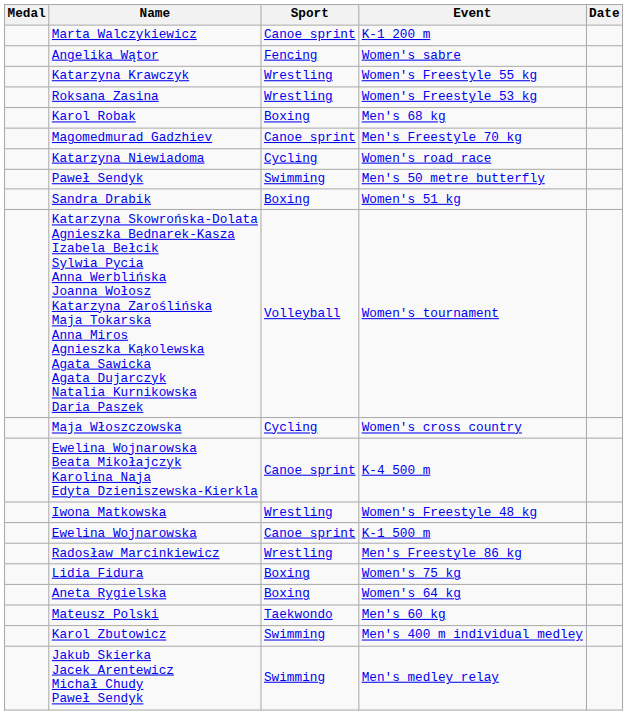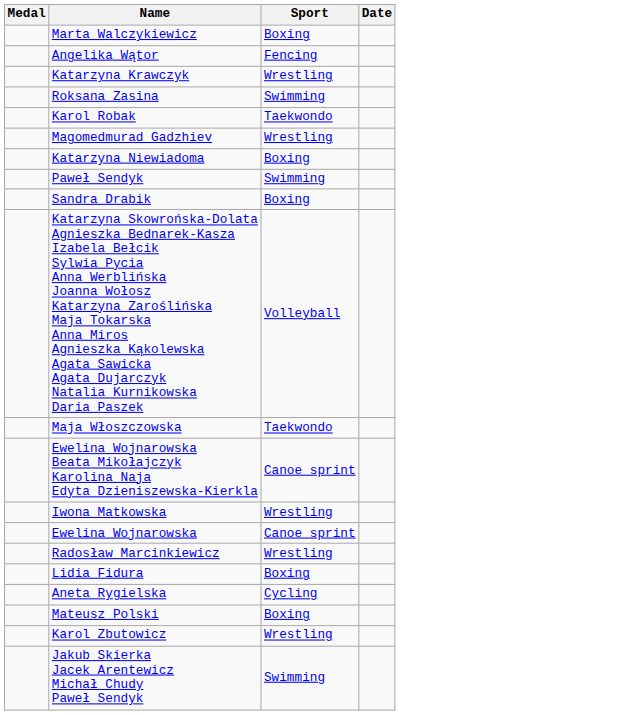- column: (472, 15)
(310, 36) Canoe sprint -> (287, 36) Boxing
(298, 97) Wrestling -> (295, 97) Swimming
(287, 118) Boxing -> (298, 118) Taekwondo
(310, 138) Canoe sprint -> (298, 138) Wrestling
(291, 159) Cycling -> (287, 159) Boxing
(291, 428) Cycling -> (298, 428) Taekwondo
(287, 595) Boxing -> (291, 595) Cycling
(298, 615) Taekwondo -> (287, 615) Boxing
(295, 636) Swimming -> (298, 636) Wrestling
